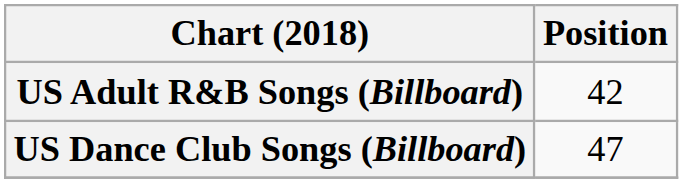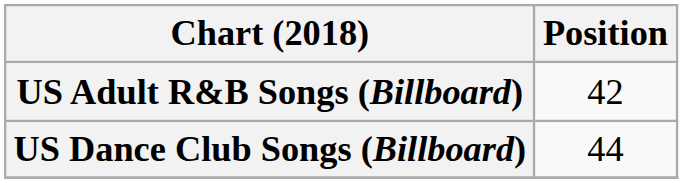(605, 148) 47 -> (605, 148) 44
